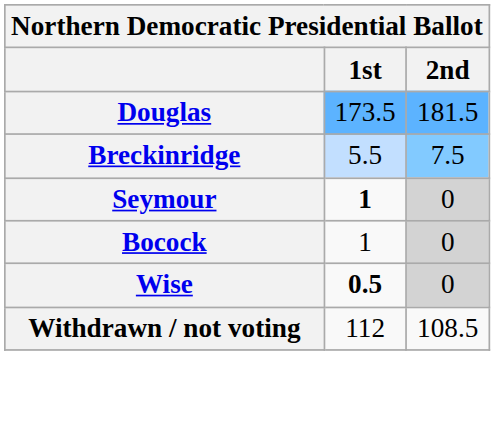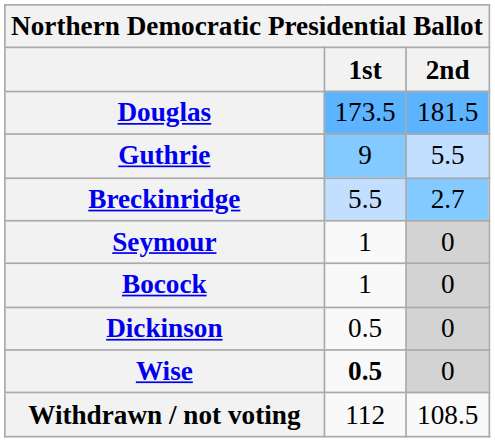+ row: (164, 155)
(448, 155) 7.5 -> (448, 198) 2.7
(365, 198) bold -> (365, 241) normal
+ row: (164, 328)
